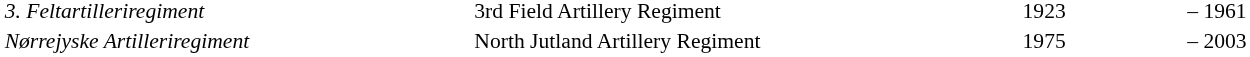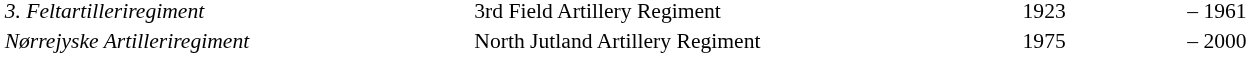(1225, 40) 2003 -> (1225, 40) 2000
